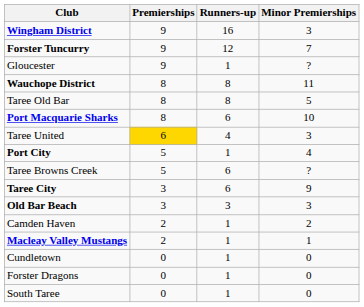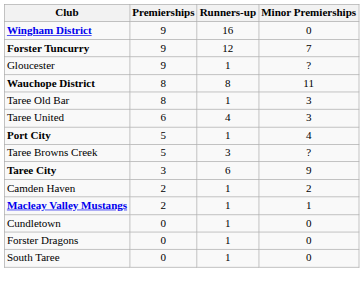(309, 30) 3 -> (309, 30) 0
(228, 100) 8 -> (228, 100) 1
(309, 100) 5 -> (309, 100) 3
- row: (62, 118)
(163, 135) gold background -> (163, 118) no background
(228, 170) 6 -> (228, 153) 3
- row: (42, 205)
